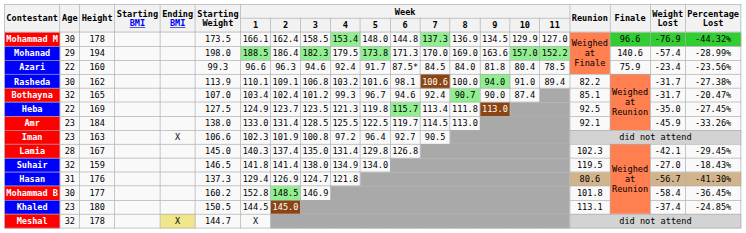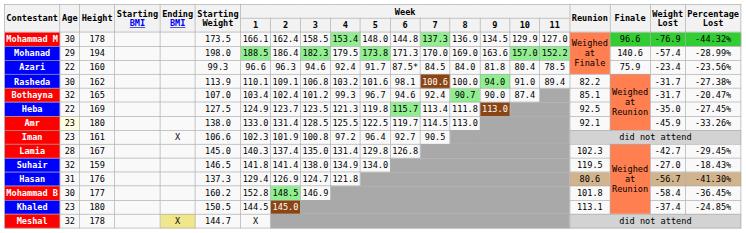(70, 123) no background -> (70, 123) lightyellow background
(97, 123) 184 -> (97, 123) 180
(97, 137) 163 -> (97, 137) 161
(668, 151) -42.1 -> (668, 151) -42.7
